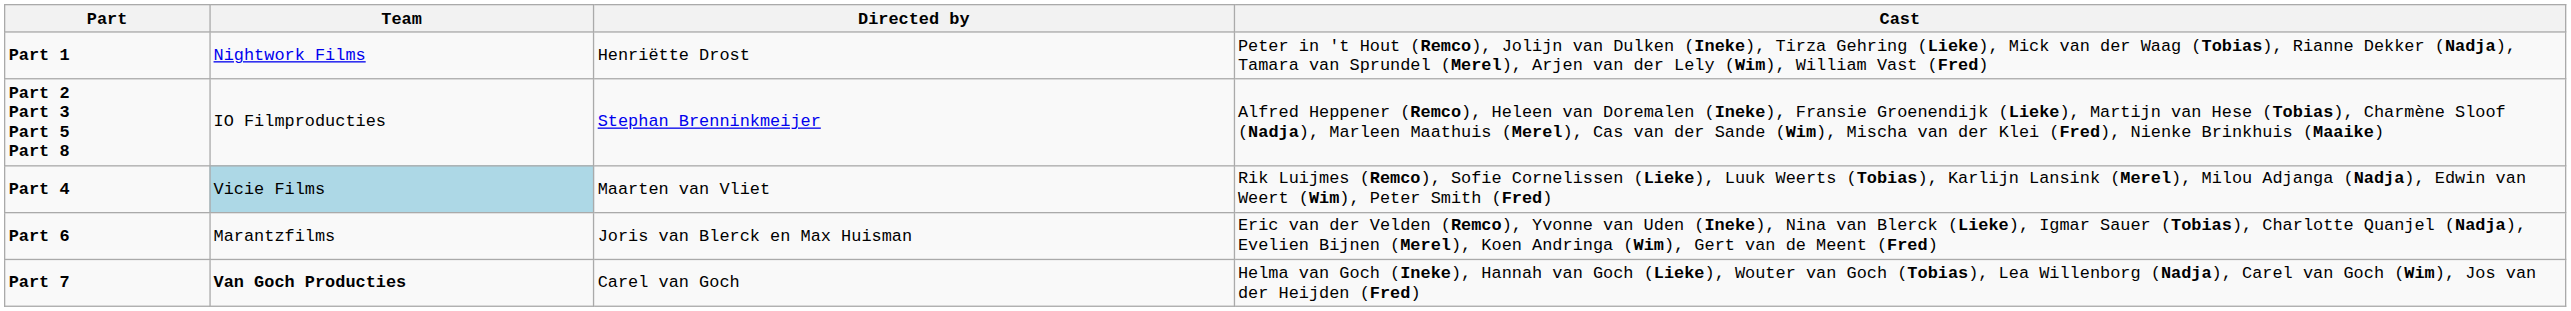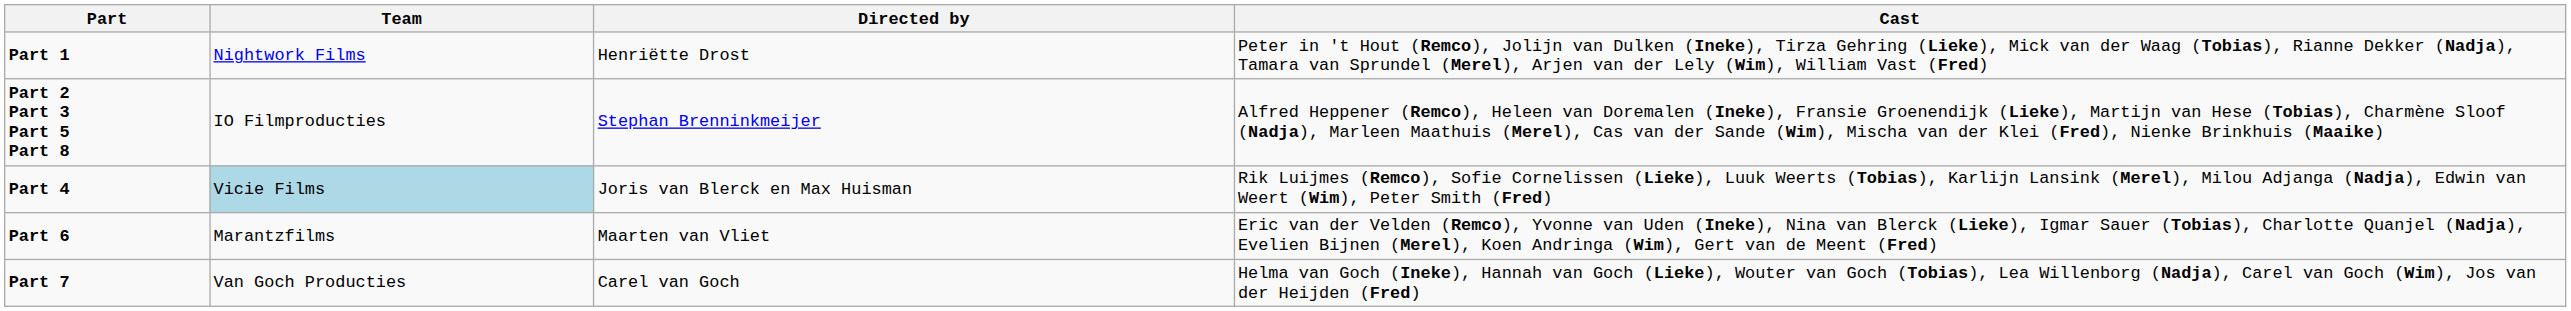(684, 189) Maarten van Vliet -> (755, 189) Joris van Blerck en Max Huisman
(755, 236) Joris van Blerck en Max Huisman -> (684, 236) Maarten van Vliet
(310, 283) bold -> (310, 283) normal
